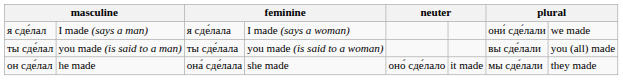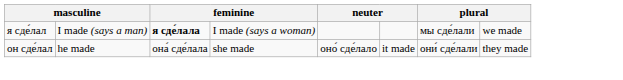(209, 30) normal -> (176, 30) bold
(517, 30) они́ сде́лали -> (447, 30) мы сде́лали
- row: (30, 48)
(515, 65) мы сде́лали -> (449, 48) они́ сде́лали
